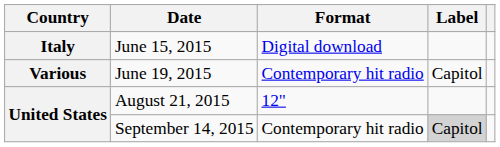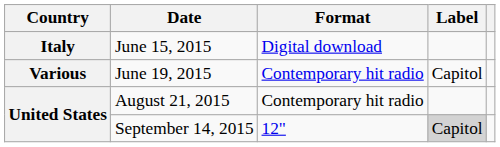(274, 100) 12" -> (343, 100) Contemporary hit radio
(343, 127) Contemporary hit radio -> (274, 127) 12"
